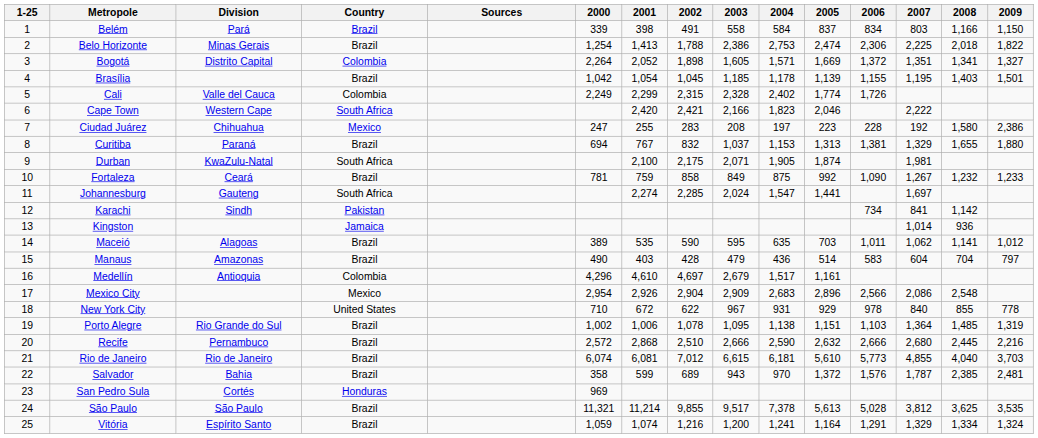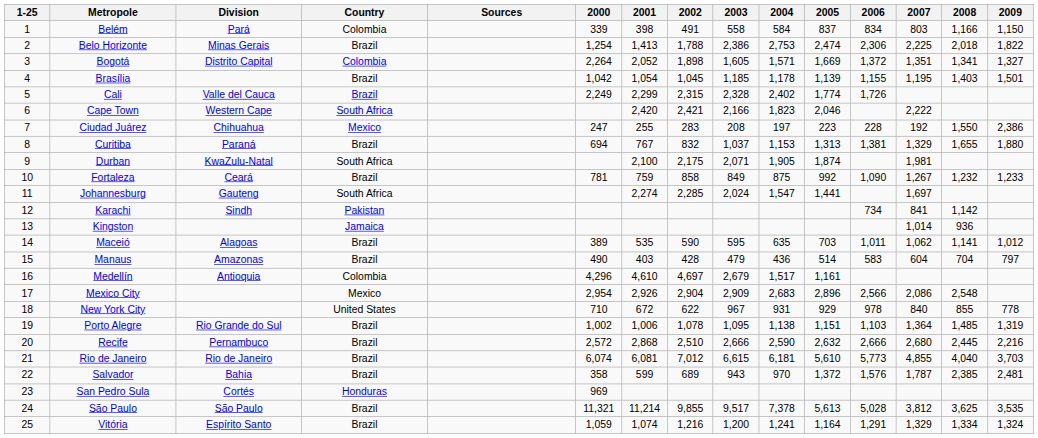(364, 29) Brazil -> (364, 29) Colombia
(364, 95) Colombia -> (364, 95) Brazil
(965, 128) 1,580 -> (965, 128) 1,550
